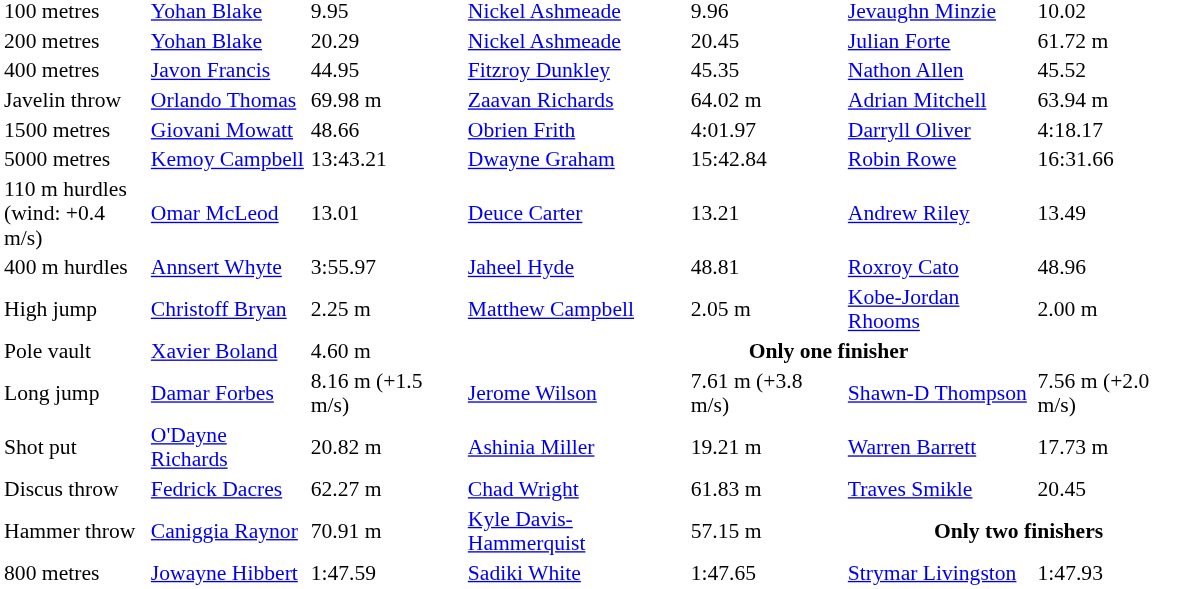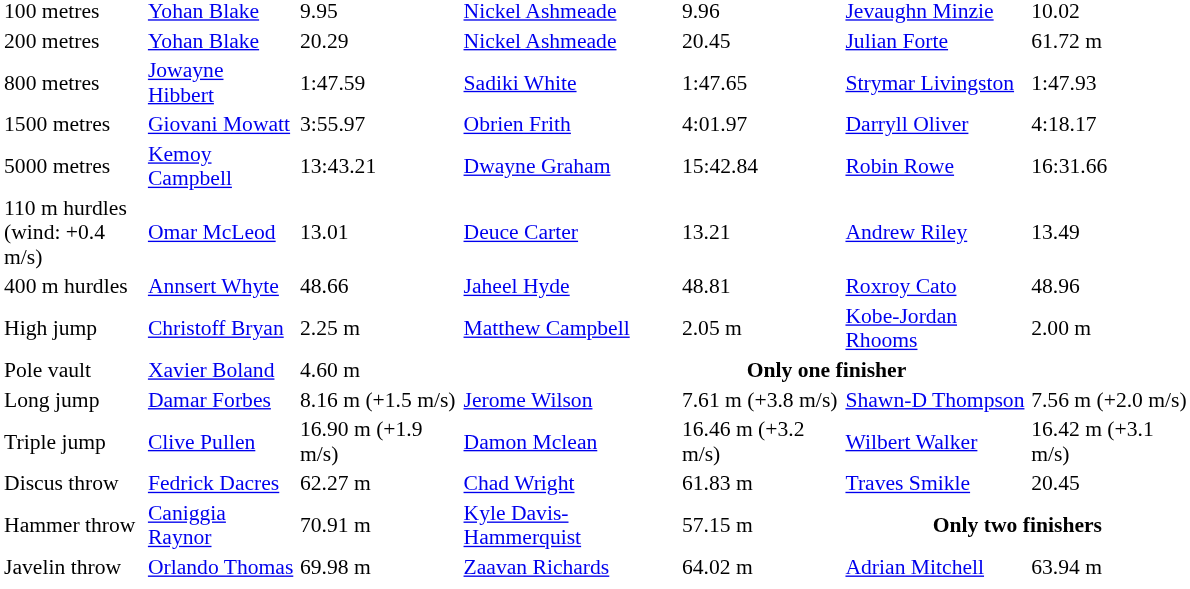- row: (52, 70)
rows swapped: (52, 572) <-> (63, 100)
(335, 129) 48.66 -> (333, 124) 3:55.97
(343, 267) 3:55.97 -> (324, 286) 48.66
+ row: (55, 441)
- row: (40, 447)
